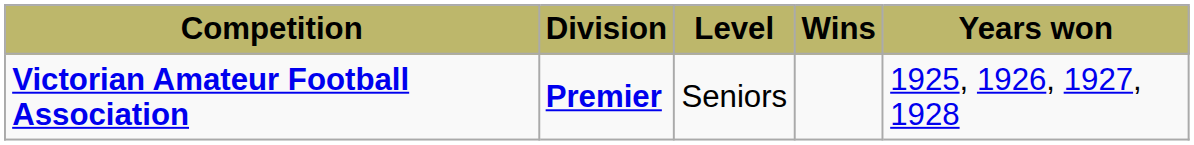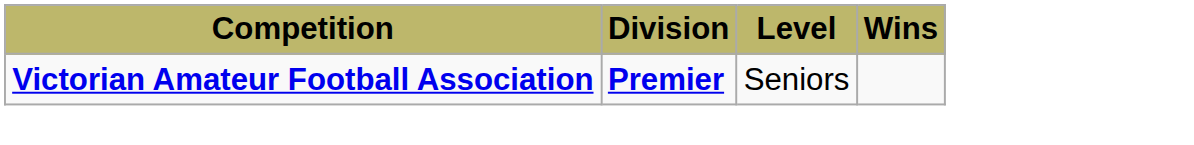- column: (1036, 29)
